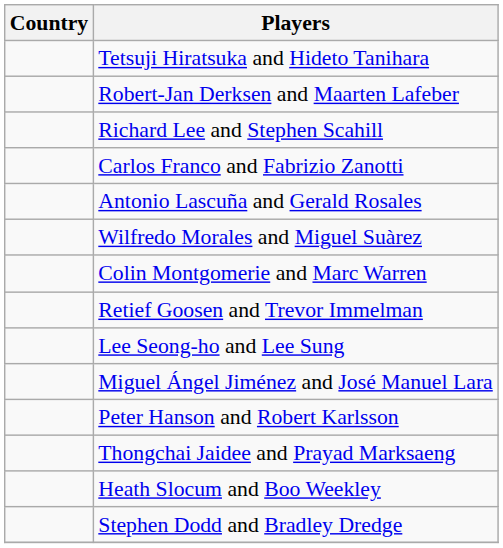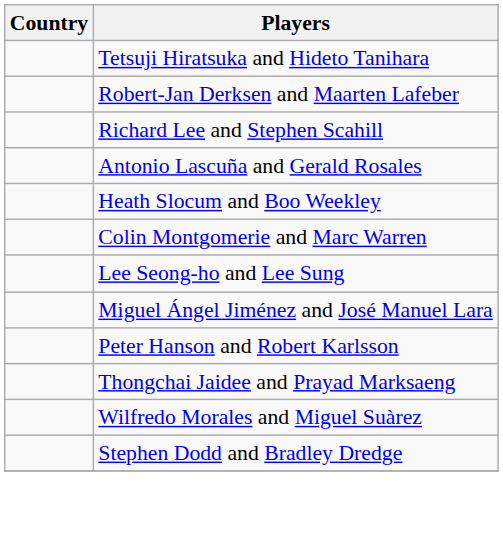- row: (251, 165)
rows swapped: (260, 237) <-> (240, 488)
- row: (261, 309)
